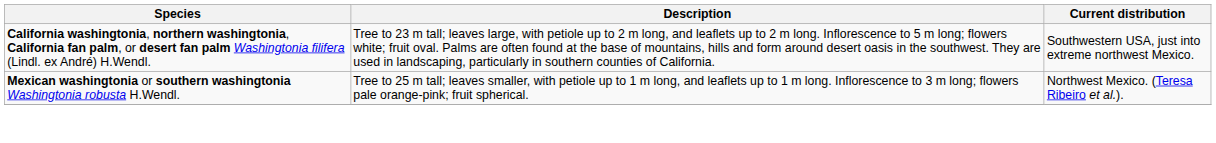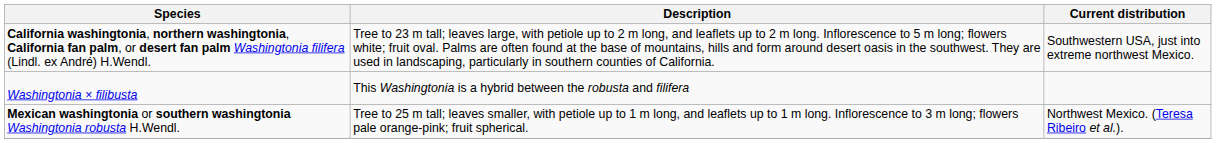+ row: (72, 94)
